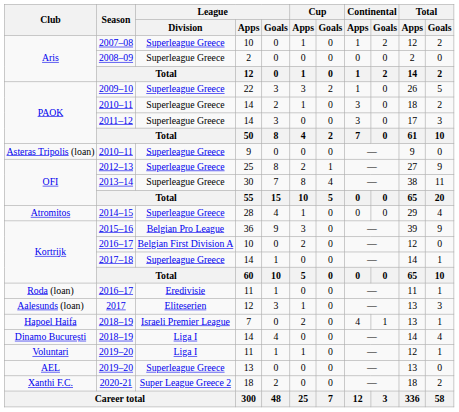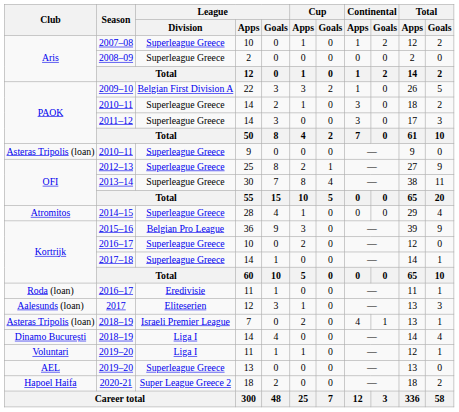(185, 89) Superleague Greece -> (185, 89) Belgian First Division A
(185, 244) Belgian First Division A -> (185, 244) Superleague Greece
(50, 321) Hapoel Haifa -> (50, 321) Asteras Tripolis (loan)
(50, 383) Xanthi F.C. -> (50, 383) Hapoel Haifa
